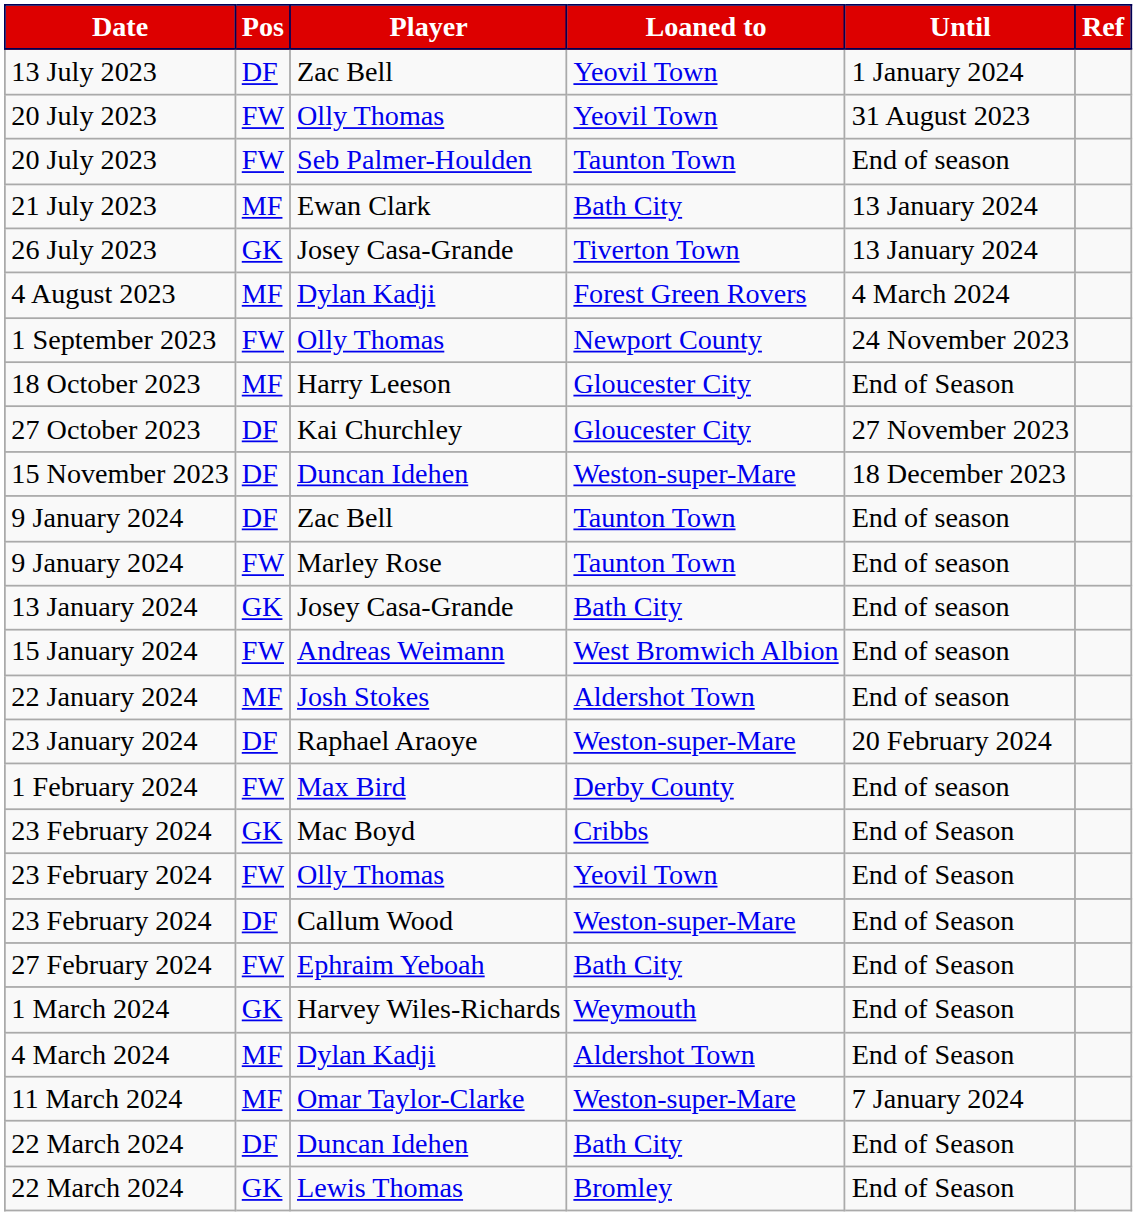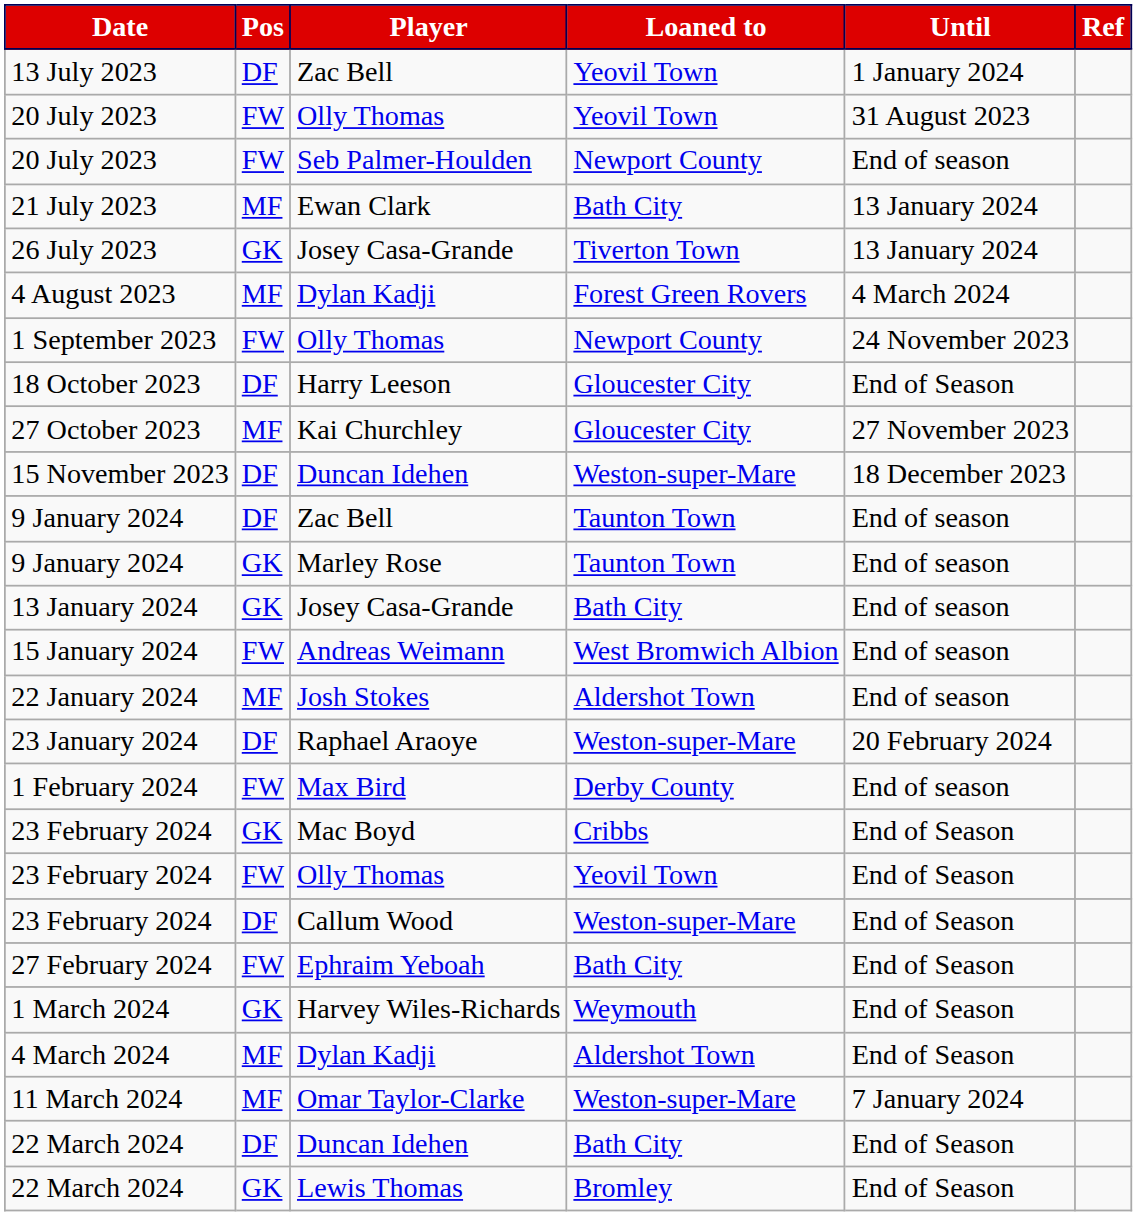(654, 160) Taunton Town -> (668, 160) Newport County
(262, 384) MF -> (260, 384) DF
(260, 428) DF -> (262, 428) MF
(263, 562) FW -> (262, 562) GK
